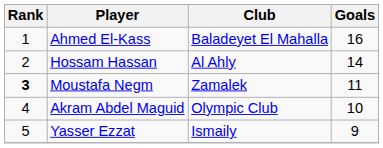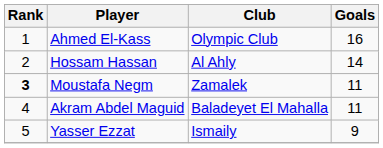(260, 39) Baladeyet El Mahalla -> (234, 39) Olympic Club
(234, 108) Olympic Club -> (260, 108) Baladeyet El Mahalla
(355, 108) 10 -> (355, 108) 11
